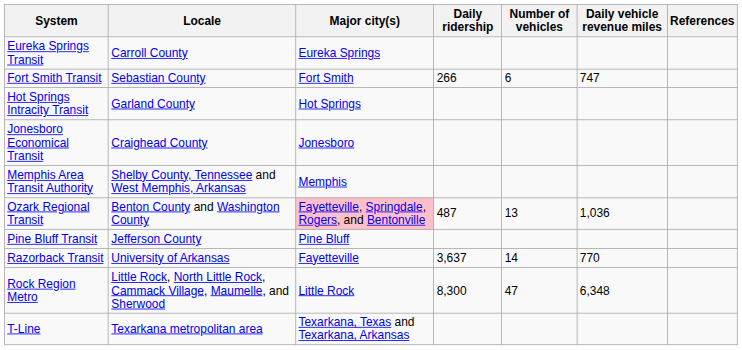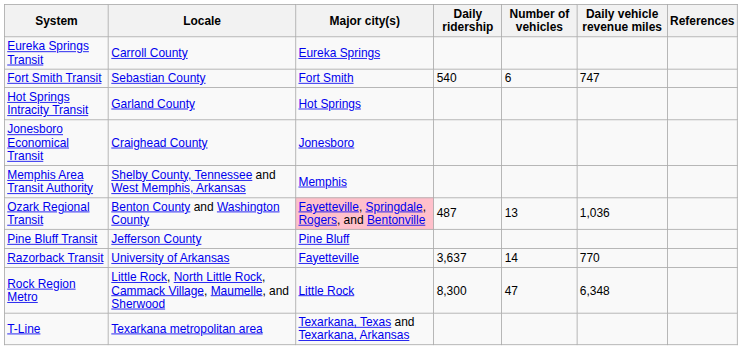(447, 79) 266 -> (447, 79) 540
